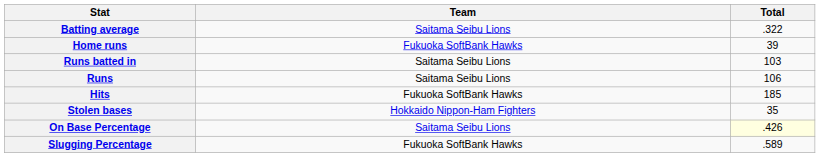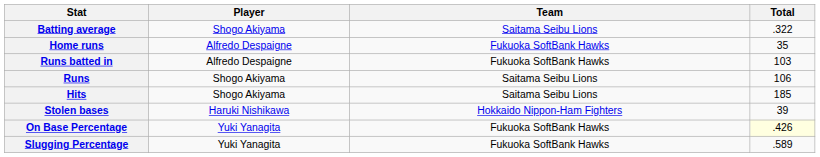+ column: (249, 12)
(772, 45) 39 -> (783, 45) 35
(463, 62) Saitama Seibu Lions -> (550, 62) Fukuoka SoftBank Hawks
(463, 95) Fukuoka SoftBank Hawks -> (550, 95) Saitama Seibu Lions
(772, 111) 35 -> (783, 111) 39
(463, 128) Saitama Seibu Lions -> (550, 128) Fukuoka SoftBank Hawks
